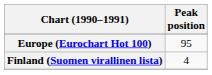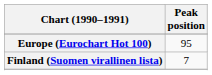(186, 60) 4 -> (186, 60) 7
